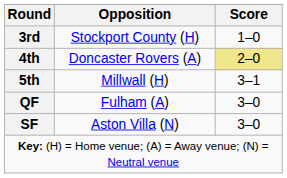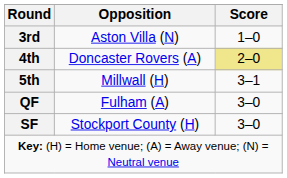(135, 37) Stockport County (H) -> (135, 37) Aston Villa (N)
(135, 124) Aston Villa (N) -> (135, 124) Stockport County (H)
